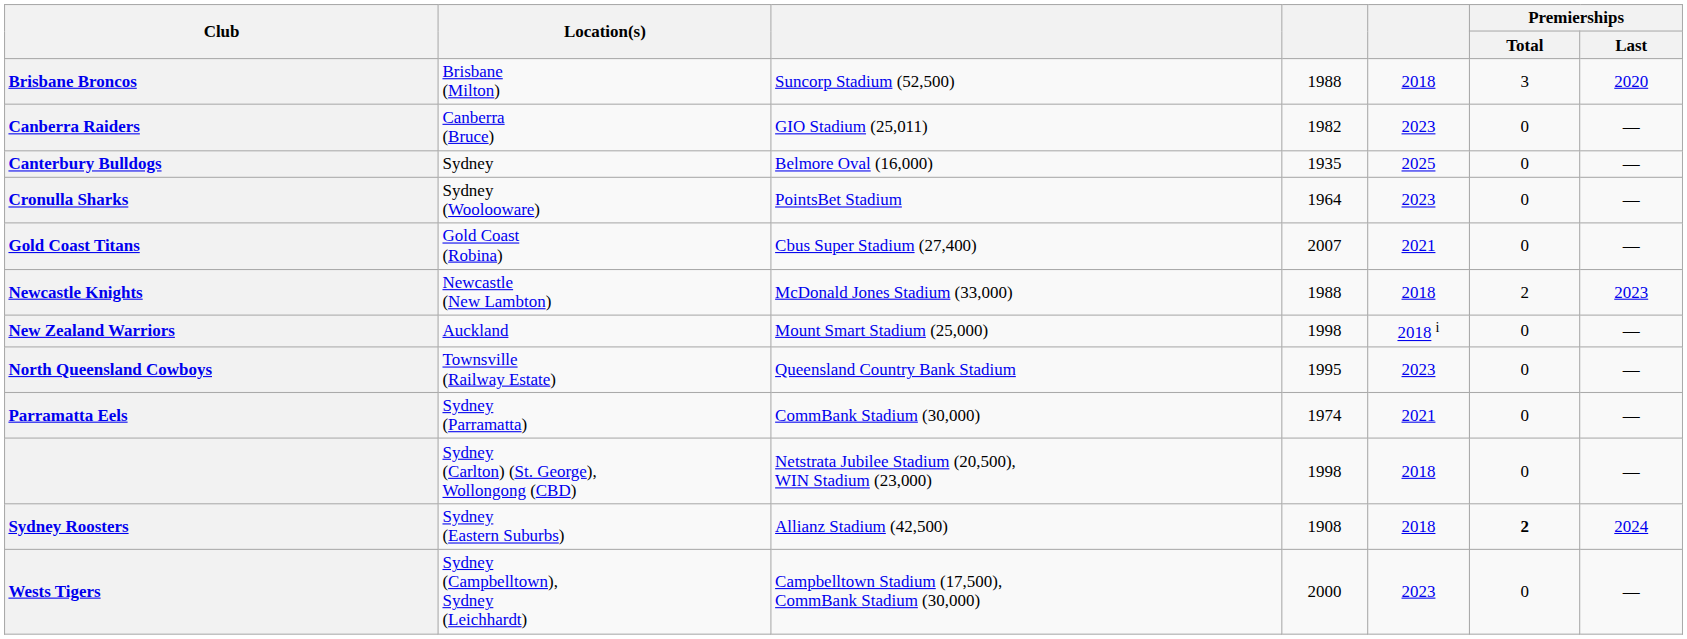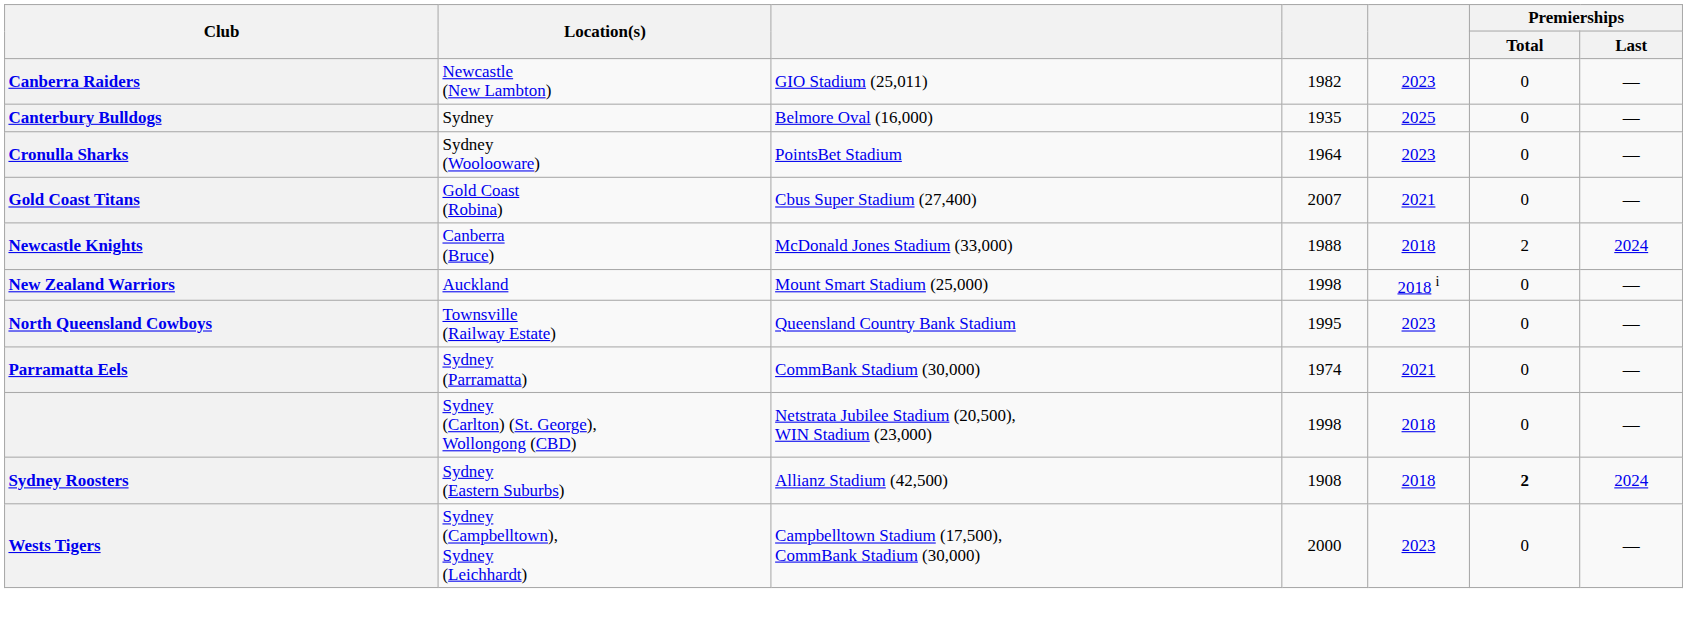- row: (73, 81)
(474, 127) Canberra (Bruce) -> (497, 81) Newcastle (New Lambton)
(497, 292) Newcastle (New Lambton) -> (474, 246) Canberra (Bruce)
(1631, 292) 2023 -> (1631, 246) 2024
